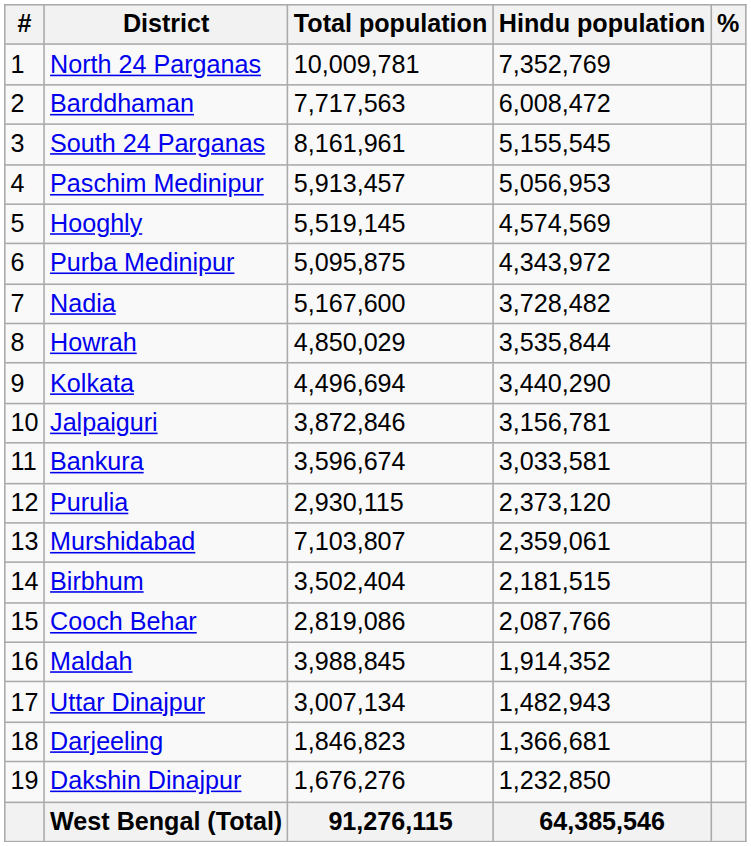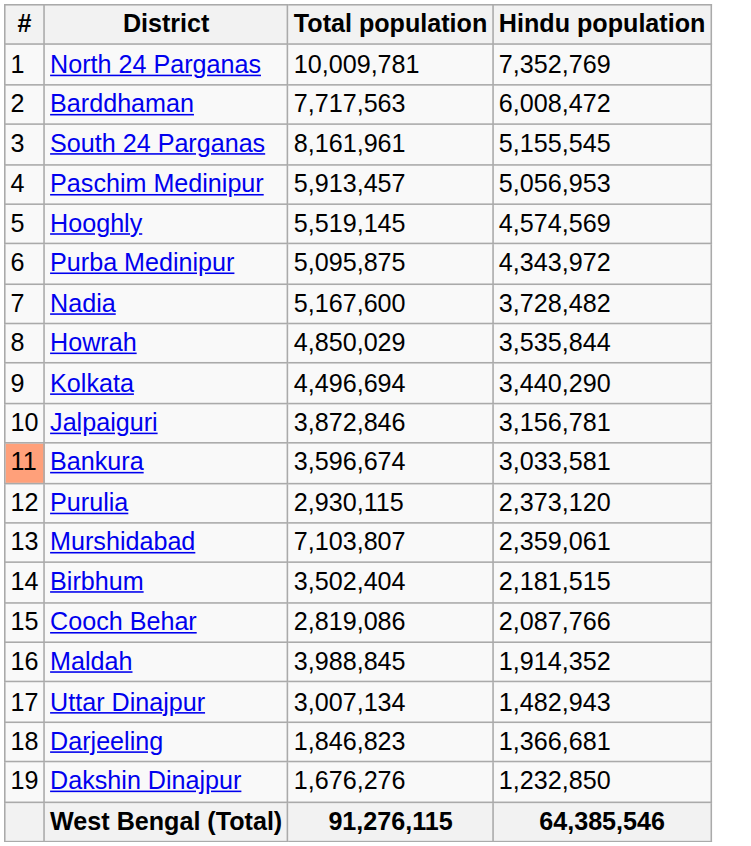- column: (728, 24)
(24, 462) no background -> (24, 462) lightsalmon background
